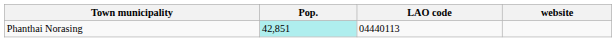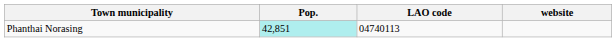(379, 28) 04440113 -> (379, 28) 04740113
